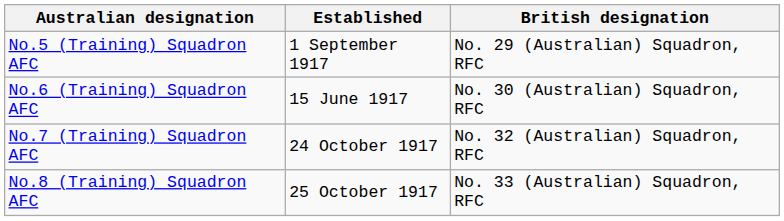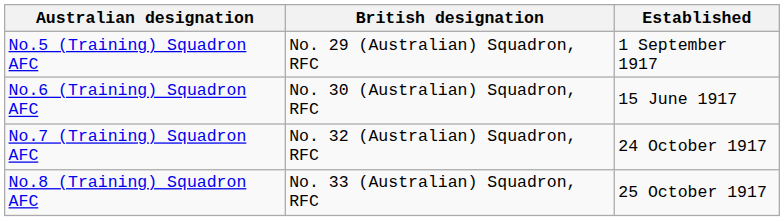columns swapped: (615, 18) <-> (368, 18)
